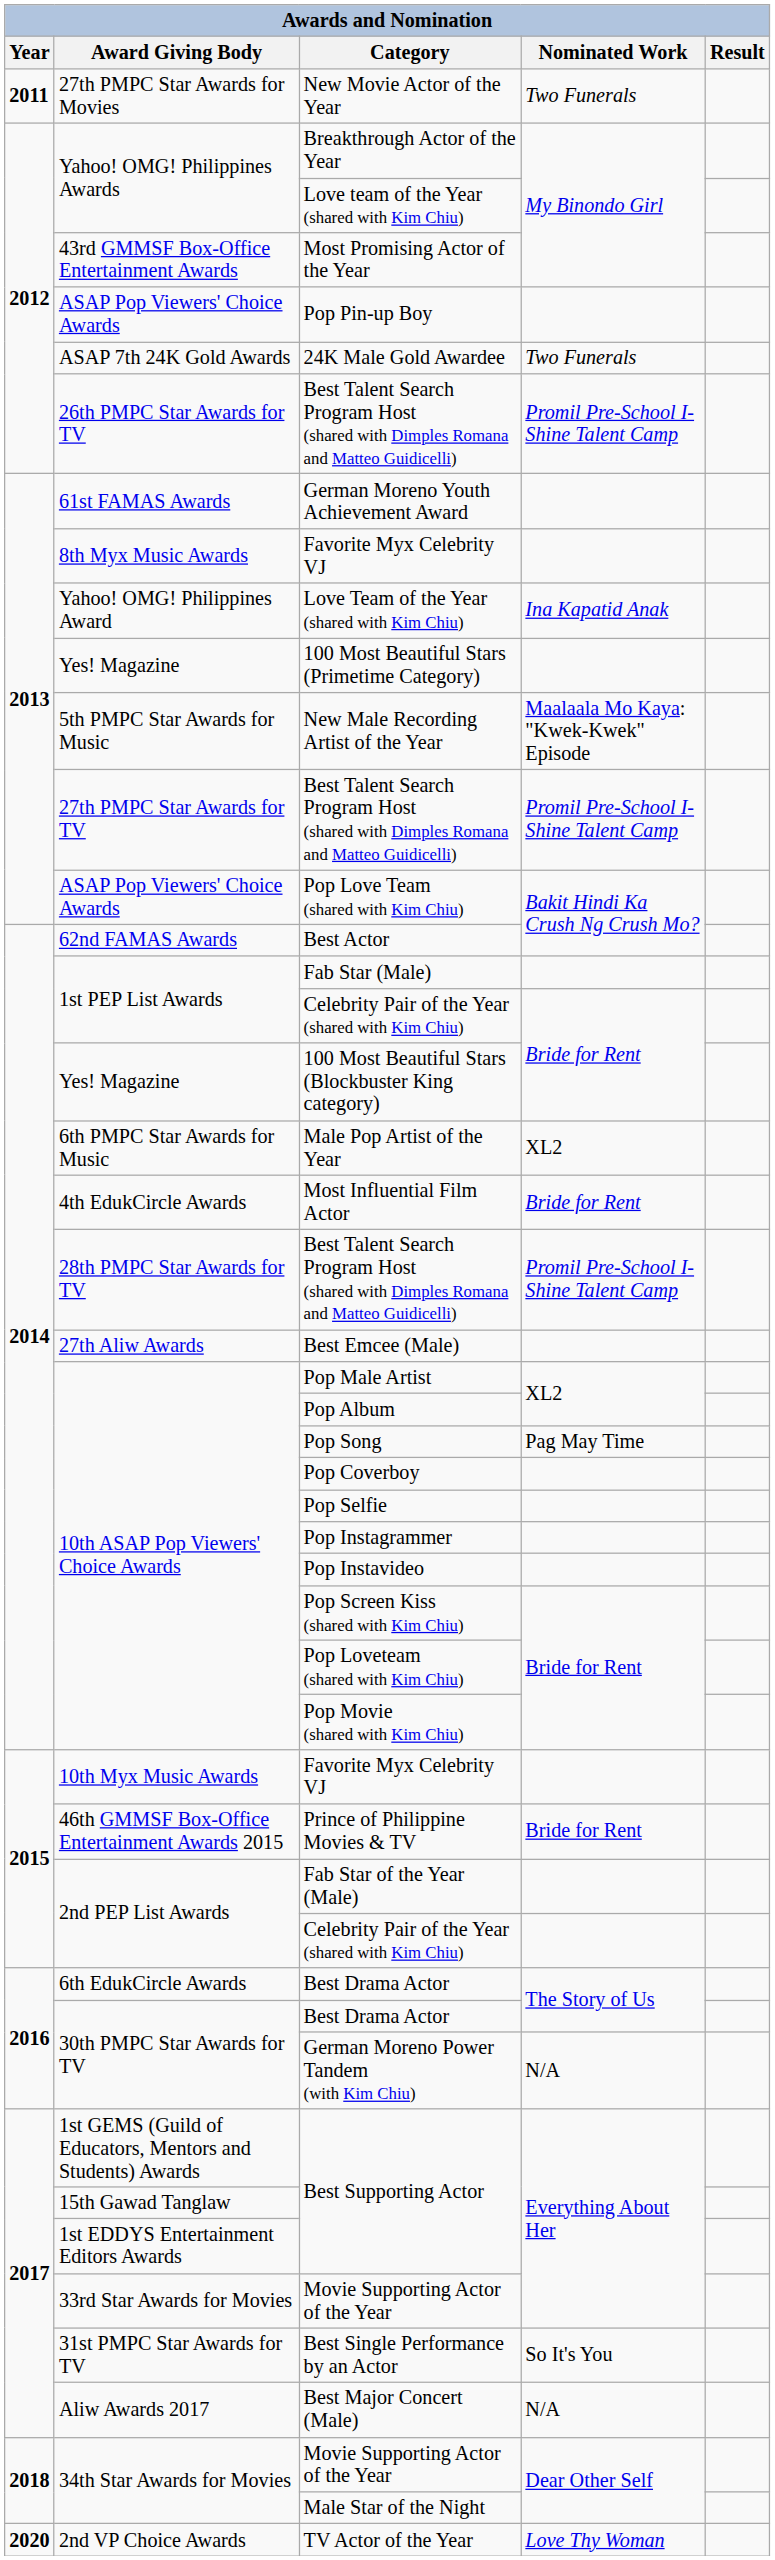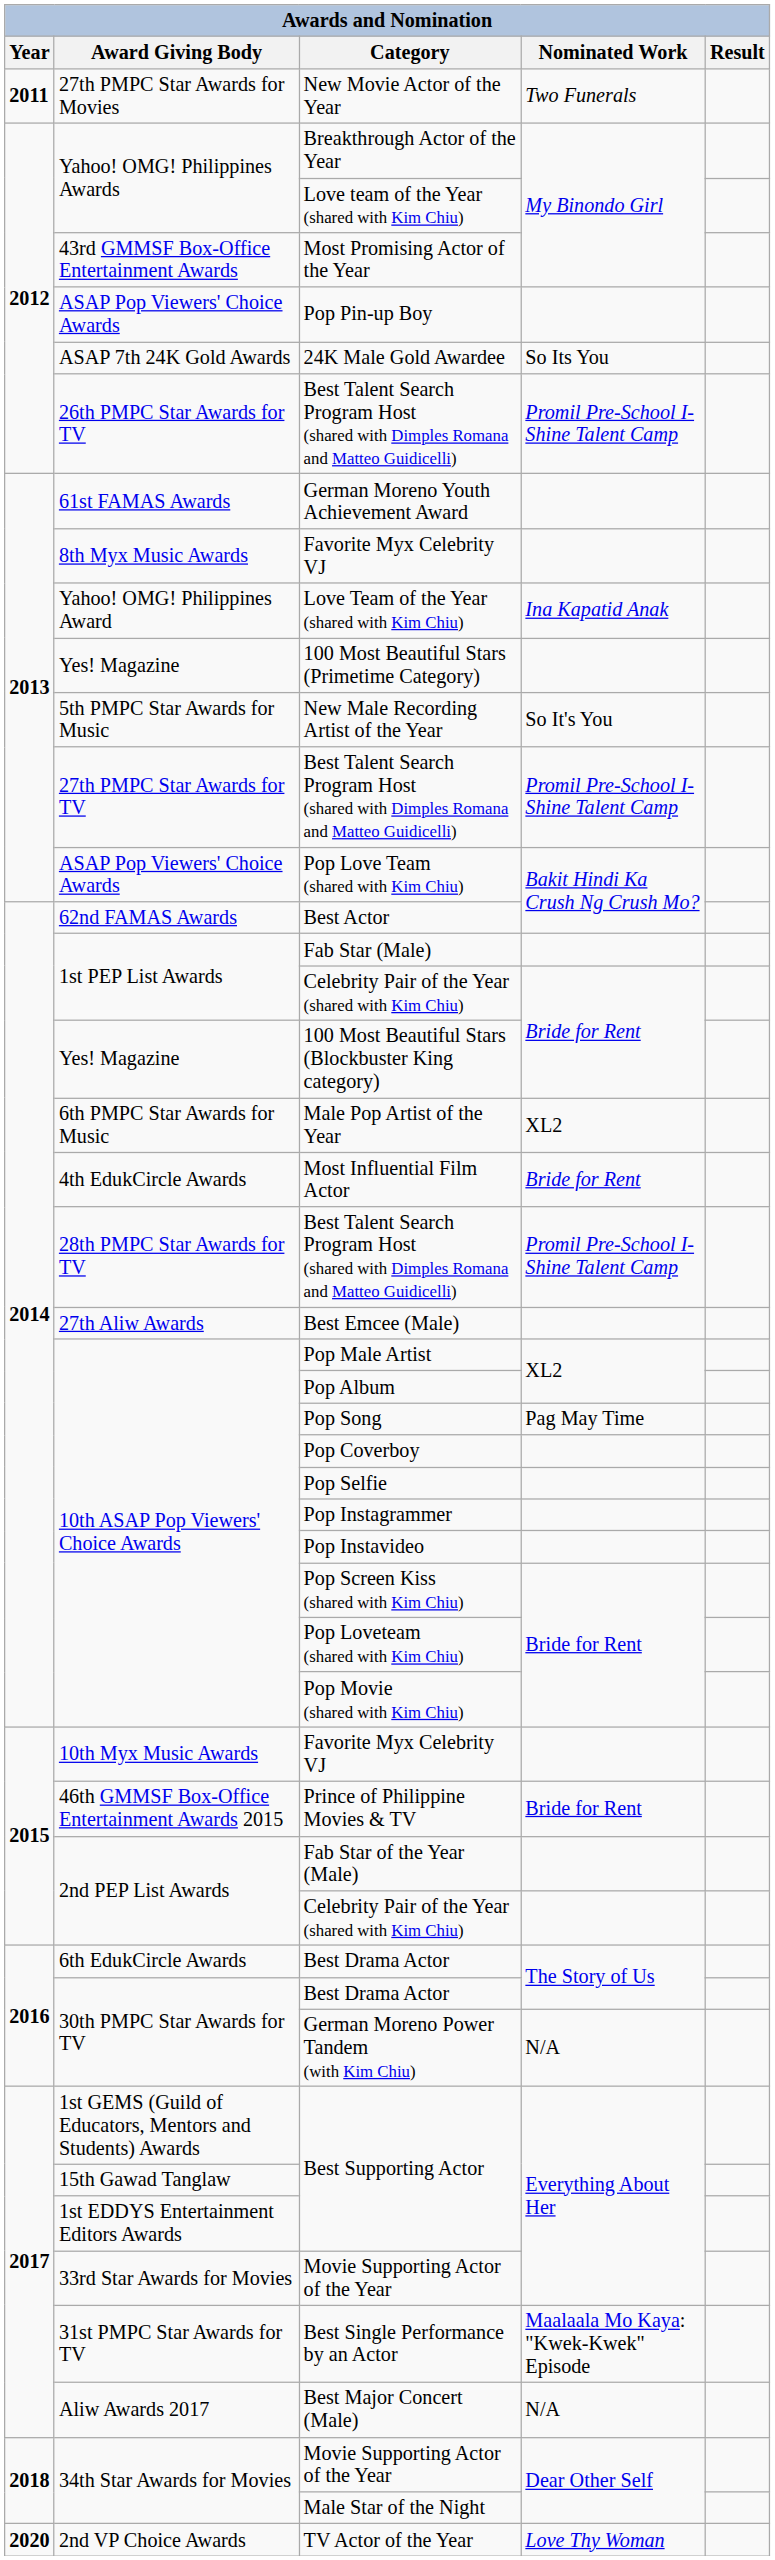(581, 357) Two Funerals -> (567, 357) So Its You
(605, 730) Maalaala Mo Kaya: "Kwek-Kwek" Episode -> (569, 719) So It's You
(569, 2355) So It's You -> (605, 2343) Maalaala Mo Kaya: "Kwek-Kwek" Episode
